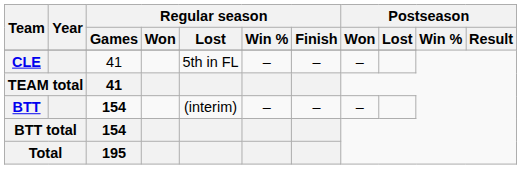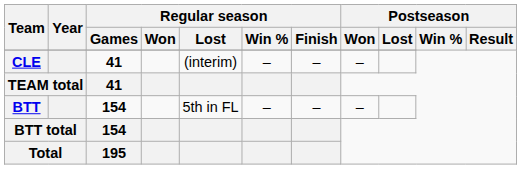(114, 62) normal -> (114, 62) bold
(211, 62) 5th in FL -> (211, 62) (interim)
(211, 108) (interim) -> (211, 108) 5th in FL
